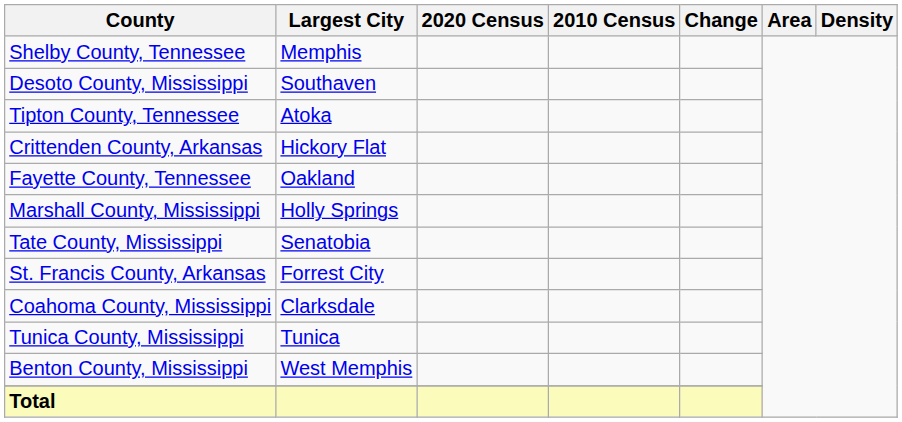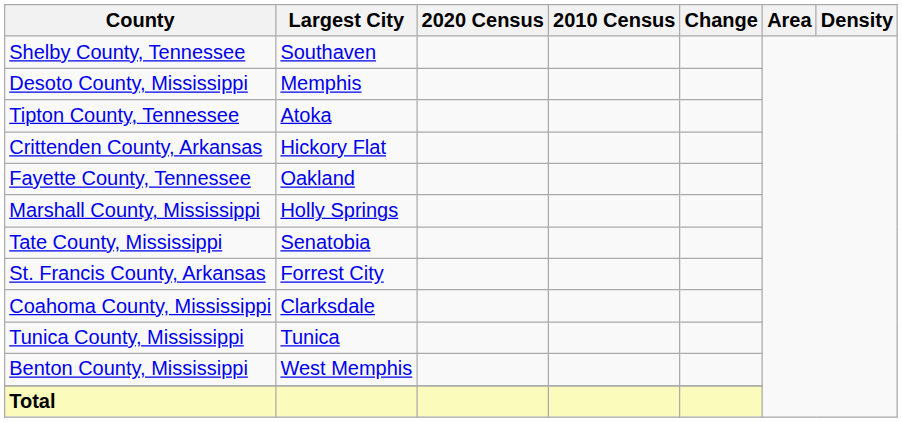(321, 52) Memphis -> (328, 52) Southaven
(328, 83) Southaven -> (321, 83) Memphis
